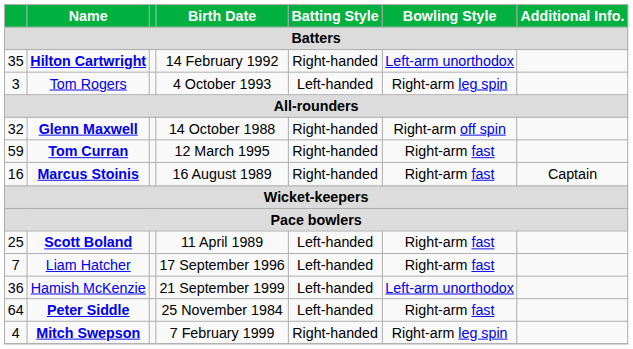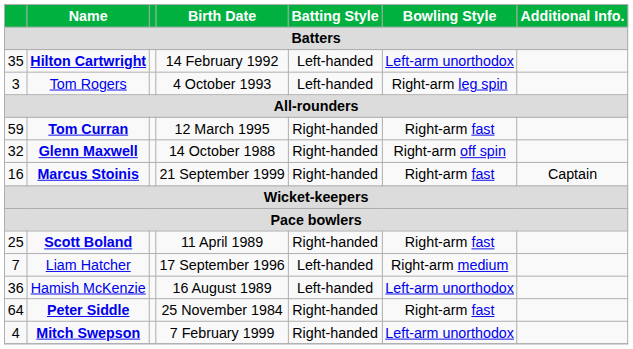(335, 61) Right-handed -> (335, 61) Left-handed
rows swapped: (88, 152) <-> (88, 129)
(222, 174) 16 August 1989 -> (222, 174) 21 September 1999
(335, 242) Left-handed -> (335, 242) Right-handed
(450, 265) Right-arm fast -> (450, 265) Right-arm medium
(222, 287) 21 September 1999 -> (222, 287) 16 August 1989
(335, 310) Left-handed -> (335, 310) Right-handed
(450, 333) Right-arm leg spin -> (450, 333) Left-arm unorthodox
